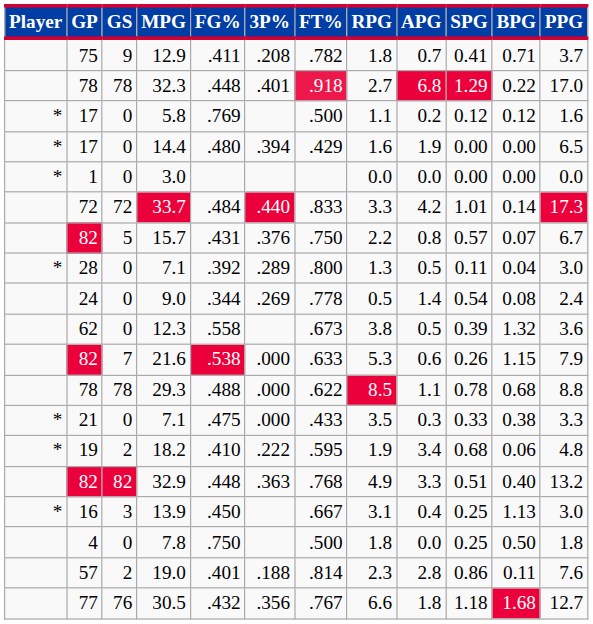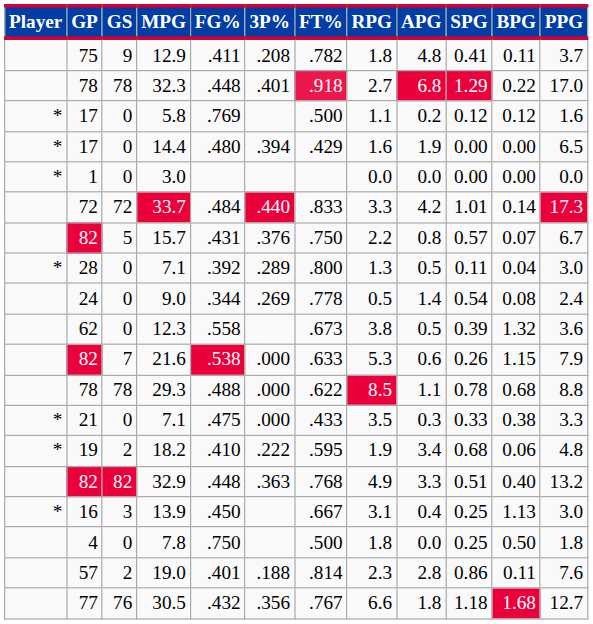(429, 54) 0.7 -> (429, 54) 4.8
(519, 54) 0.71 -> (519, 54) 0.11
